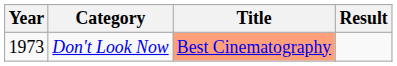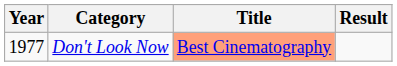(26, 46) 1973 -> (26, 46) 1977
